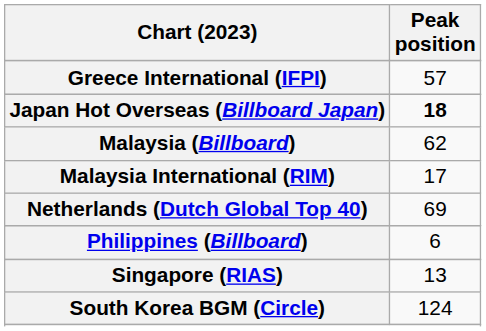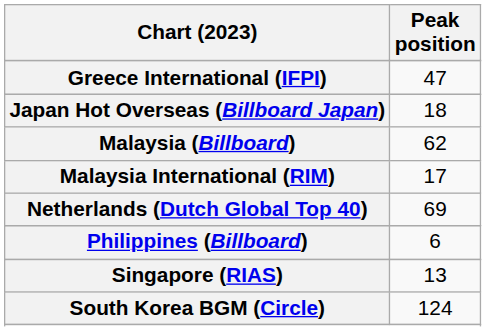(435, 77) 57 -> (435, 77) 47
(435, 110) bold -> (435, 110) normal
